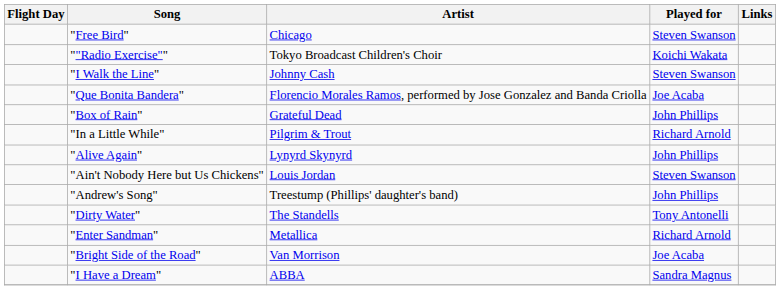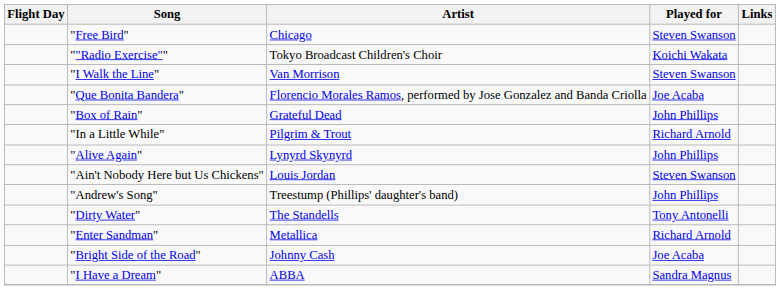(302, 74) Johnny Cash -> (305, 74) Van Morrison
(305, 255) Van Morrison -> (302, 255) Johnny Cash
